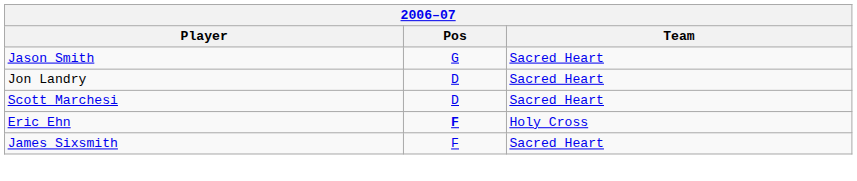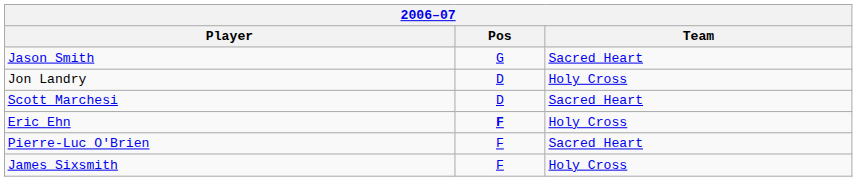(557, 79) Sacred Heart -> (588, 79) Holy Cross
+ row: (79, 144)
(557, 144) Sacred Heart -> (588, 165) Holy Cross
